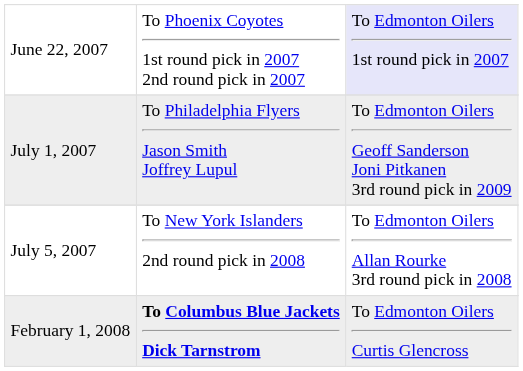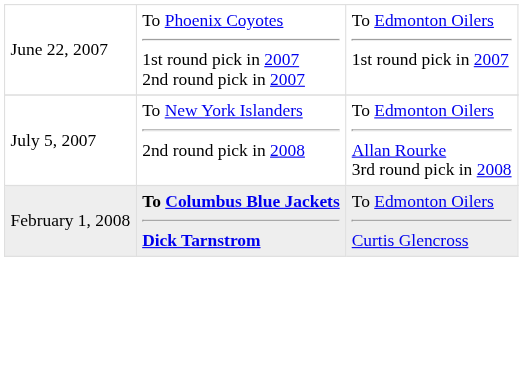(432, 39) lavender background -> (432, 39) no background
- row: (53, 150)
